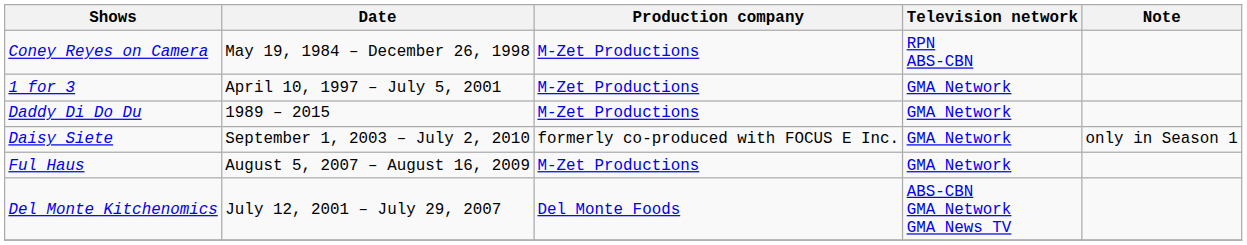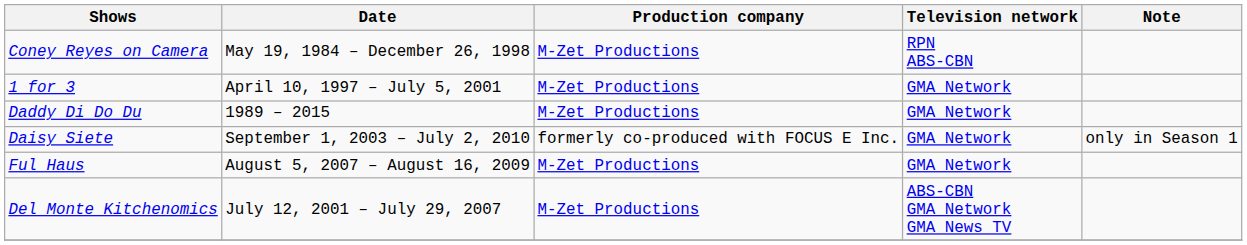(609, 209) Del Monte Foods -> (618, 209) M-Zet Productions
